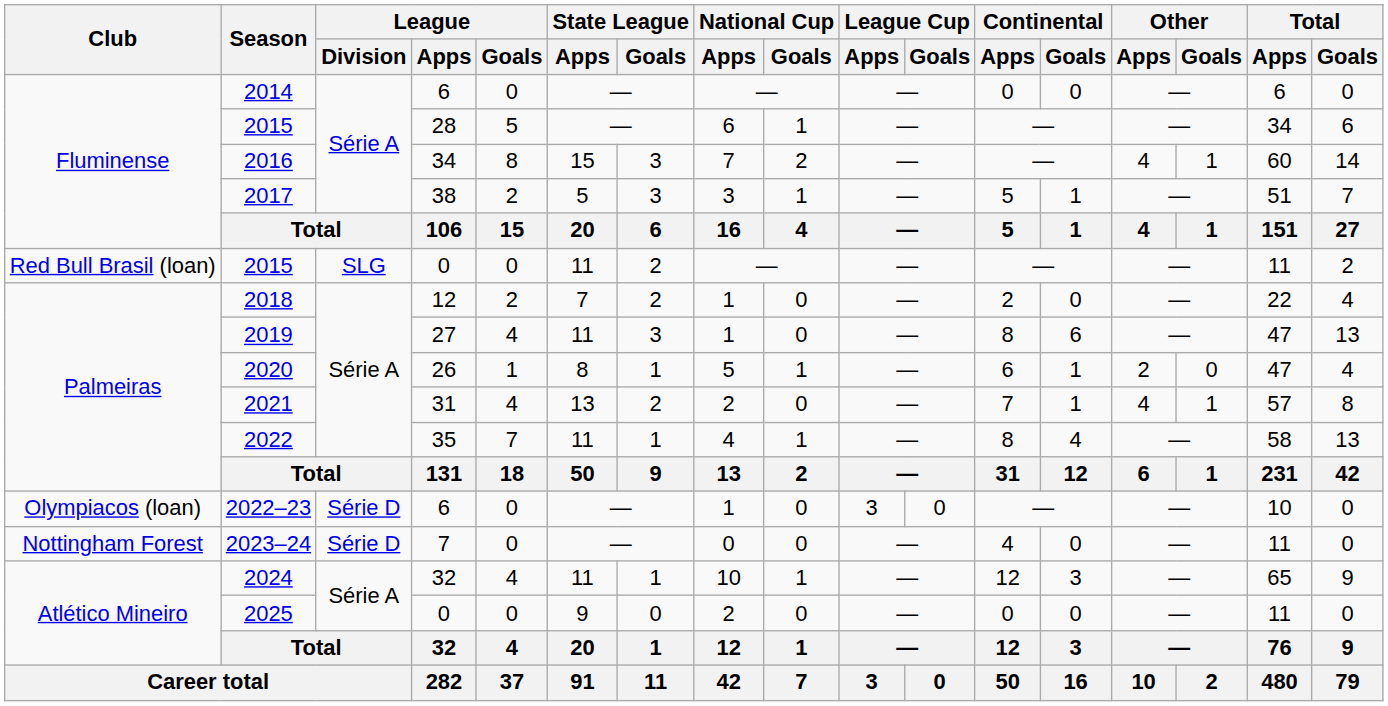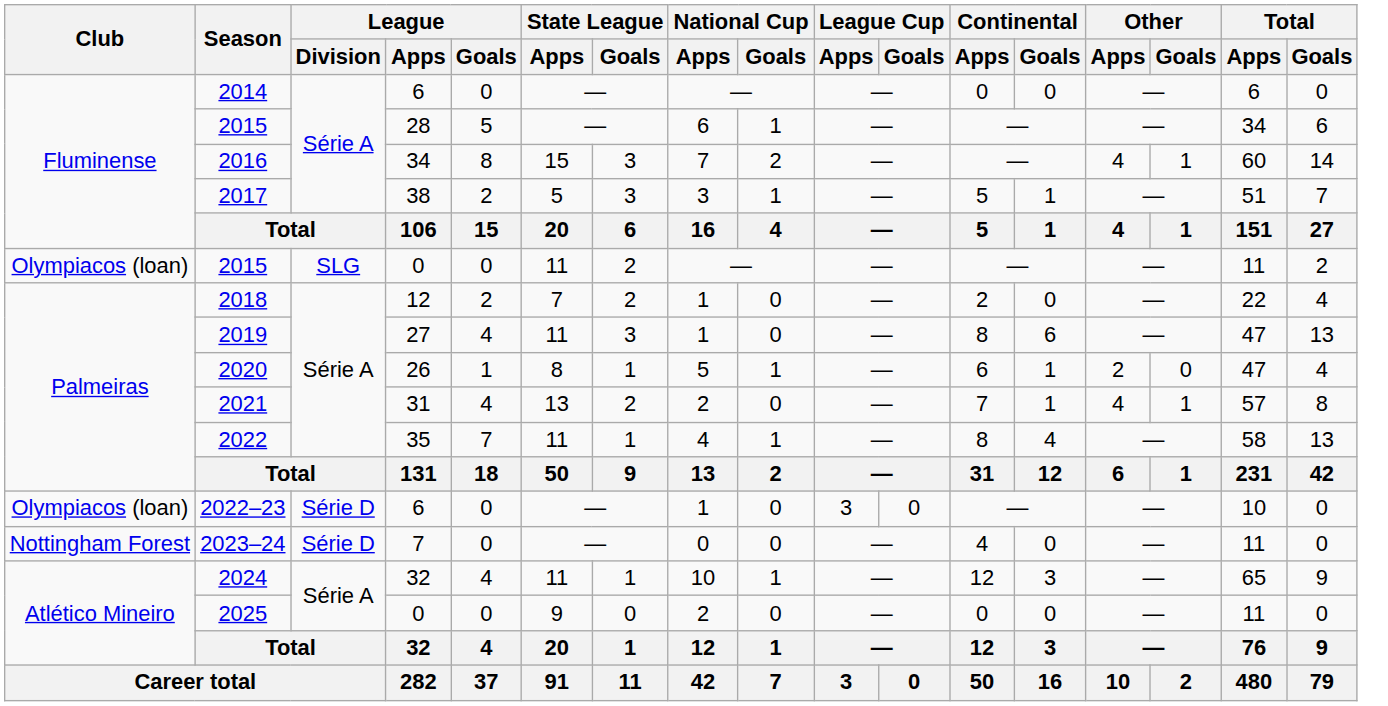(113, 265) Red Bull Brasil (loan) -> (100, 265) Olympiacos (loan)
